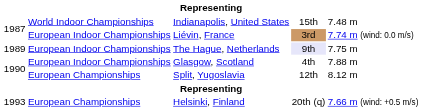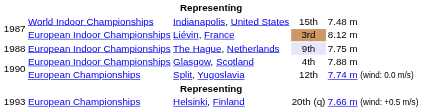(371, 35) 7.74 m (wind: 0.0 m/s) -> (343, 35) 8.12 m
(15, 48) 1989 -> (15, 48) 1988
(343, 75) 8.12 m -> (371, 75) 7.74 m (wind: 0.0 m/s)
